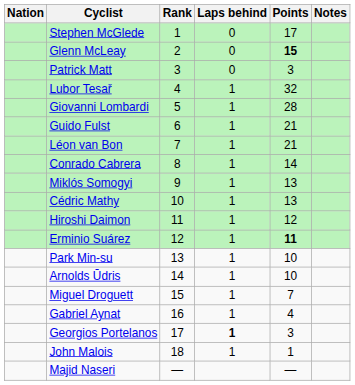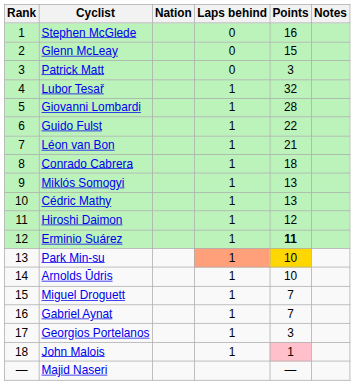columns swapped: (177, 13) <-> (26, 13)
(290, 32) 17 -> (290, 32) 16
(290, 51) bold -> (290, 51) normal
(290, 126) 21 -> (290, 126) 22
(290, 164) 14 -> (290, 164) 18
(232, 257) no background -> (232, 257) lightsalmon background
(290, 257) no background -> (290, 257) gold background
(290, 314) 4 -> (290, 314) 7
(232, 333) bold -> (232, 333) normal
(290, 351) no background -> (290, 351) pink background
